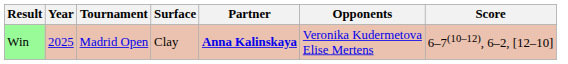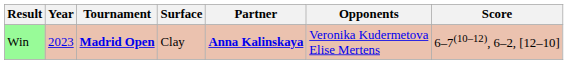(61, 42) 2025 -> (61, 42) 2023
(114, 42) normal -> (117, 42) bold
